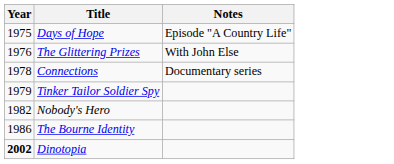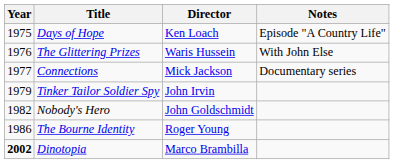+ column: (209, 14)
(19, 71) 1978 -> (19, 71) 1977
